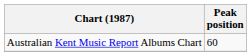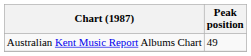(212, 42) 60 -> (212, 42) 49
